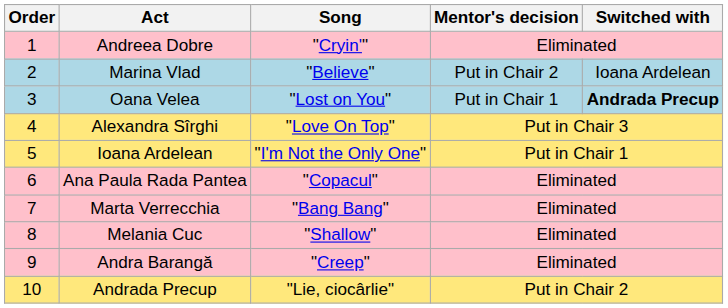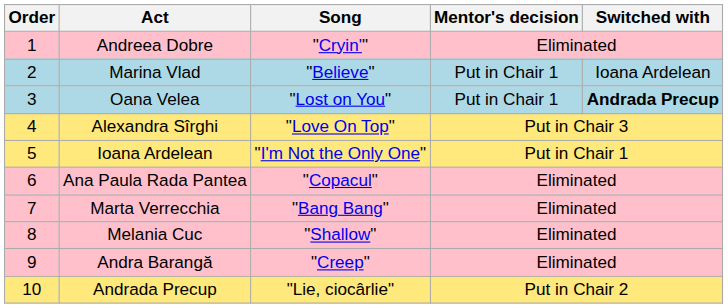(506, 72) Put in Chair 2 -> (506, 72) Put in Chair 1
